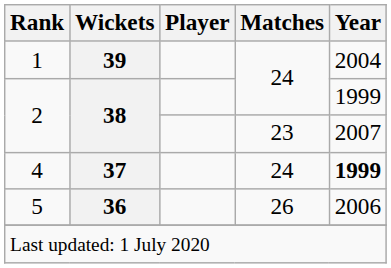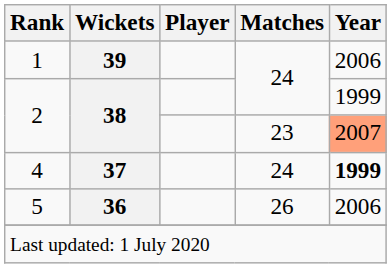(358, 59) 2004 -> (358, 59) 2006
(358, 133) no background -> (358, 133) lightsalmon background
